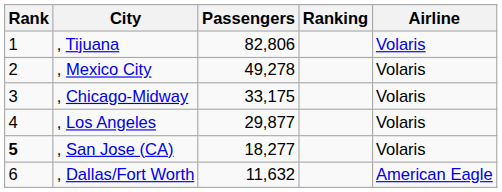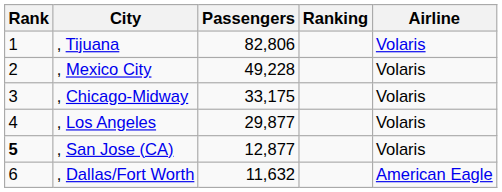(270, 70) 49,278 -> (270, 70) 49,228
(270, 149) 18,277 -> (270, 149) 12,877
